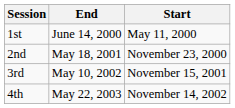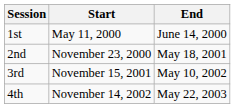columns swapped: (177, 14) <-> (87, 14)
